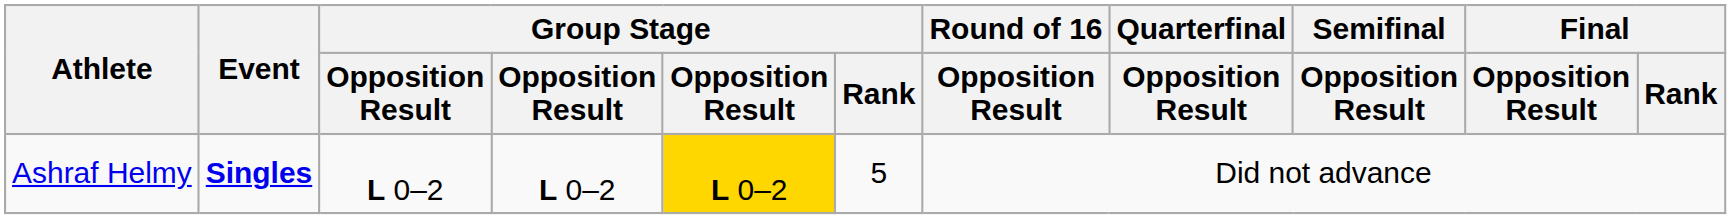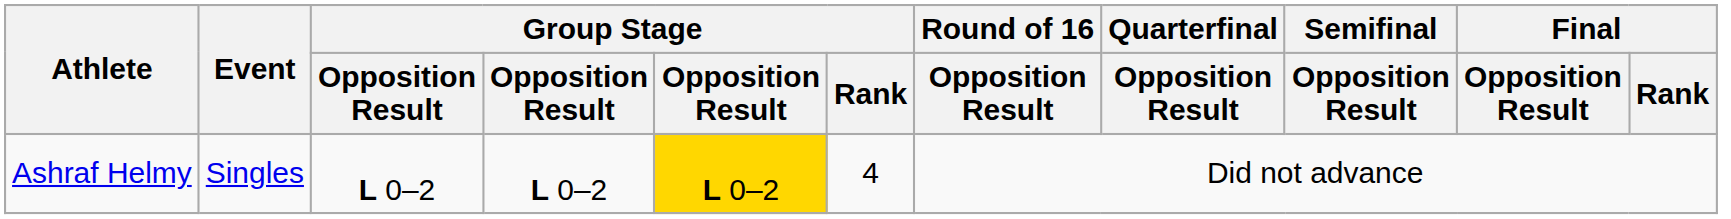(259, 174) bold -> (255, 174) normal
(879, 174) 5 -> (871, 174) 4
